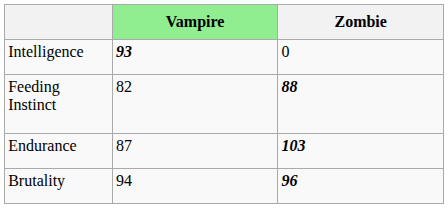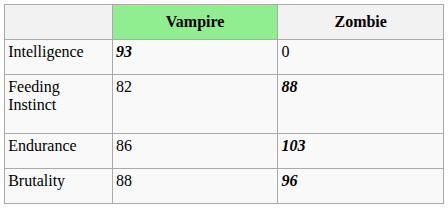(124, 146) 87 -> (124, 146) 86
(124, 181) 94 -> (124, 181) 88
